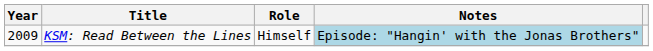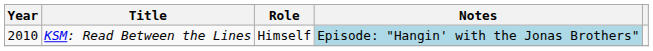(23, 36) 2009 -> (23, 36) 2010
